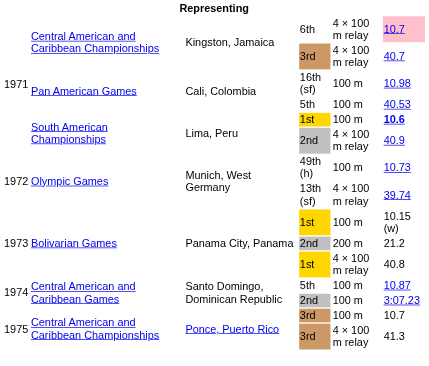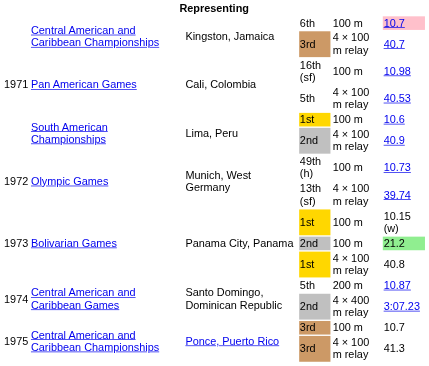(351, 29) 4 × 100 m relay -> (348, 23) 100 m
(348, 104) 100 m -> (351, 98) 4 × 100 m relay
(394, 119) bold -> (394, 119) normal
(348, 243) 200 m -> (348, 243) 100 m
(394, 243) no background -> (394, 243) lightgreen background
(348, 285) 100 m -> (348, 285) 200 m
(348, 300) 100 m -> (351, 306) 4 × 400 m relay
